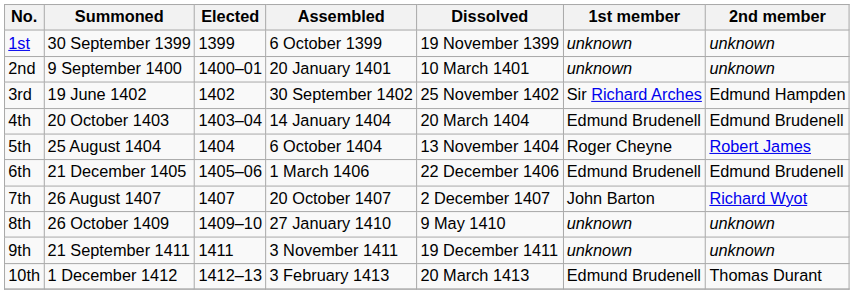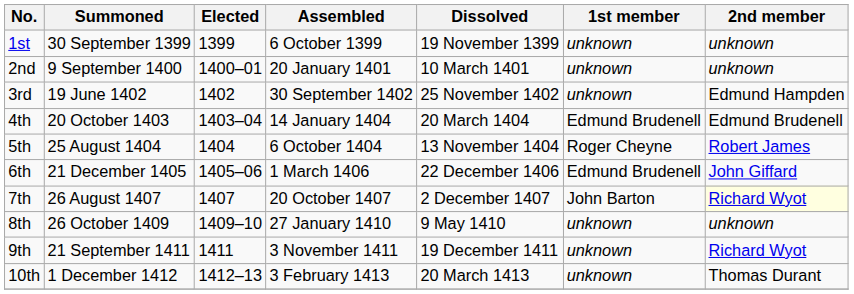(634, 95) Sir Richard Arches -> (599, 95) unknown
(777, 172) Edmund Brudenell -> (753, 172) John Giffard
(758, 198) no background -> (757, 198) lightyellow background
(742, 250) unknown -> (757, 250) Richard Wyot
(634, 276) Edmund Brudenell -> (599, 276) unknown
